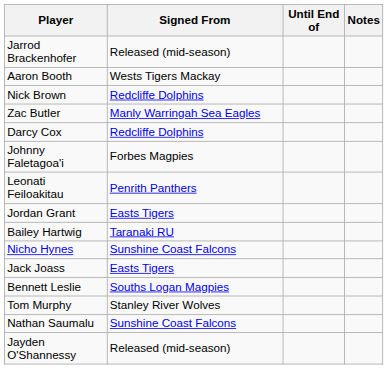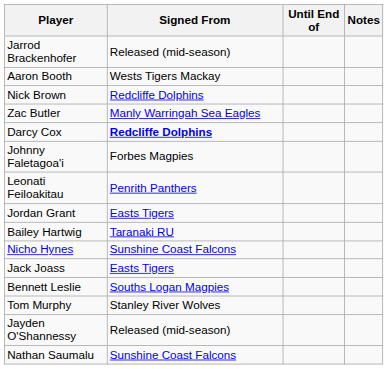(157, 132) normal -> (161, 132) bold
rows swapped: (42, 349) <-> (51, 324)
